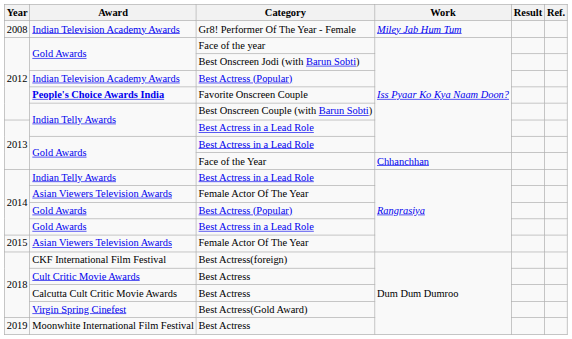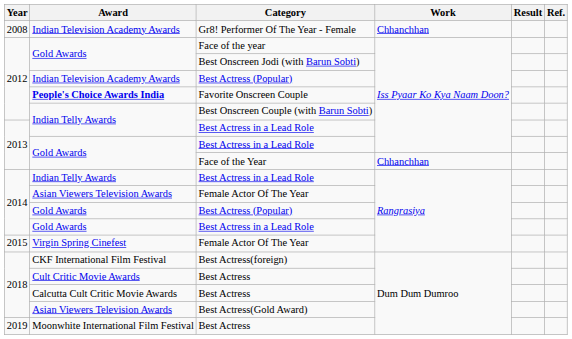(419, 29) Miley Jab Hum Tum -> (403, 29) Chhanchhan
(102, 243) Asian Viewers Television Awards -> (79, 243) Virgin Spring Cinefest
(79, 309) Virgin Spring Cinefest -> (102, 309) Asian Viewers Television Awards
